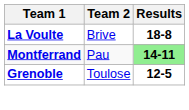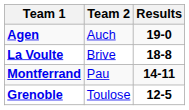+ row: (23, 34)
(159, 54) lightgreen background -> (159, 74) no background
